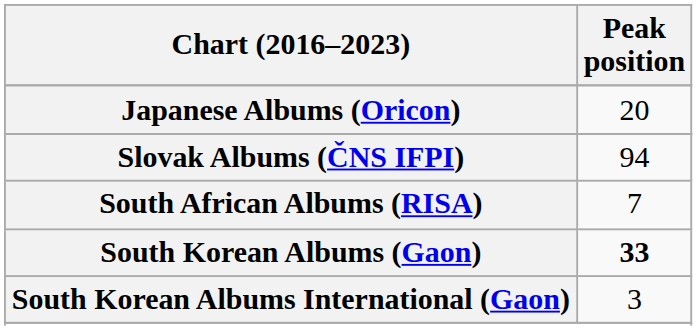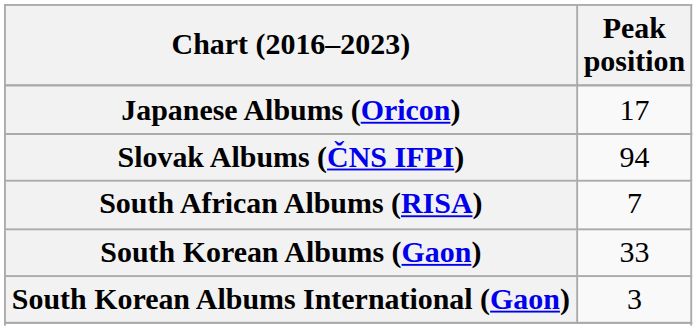(634, 109) 20 -> (634, 109) 17
(634, 251) bold -> (634, 251) normal
